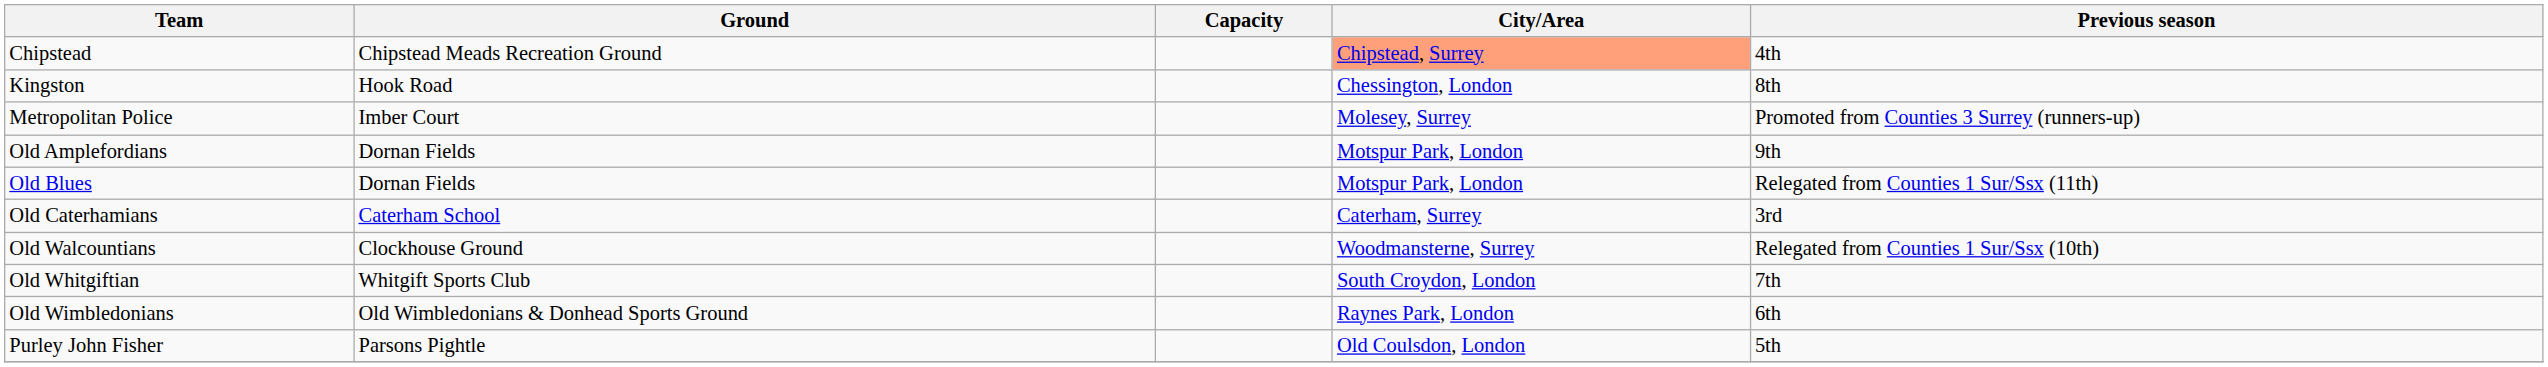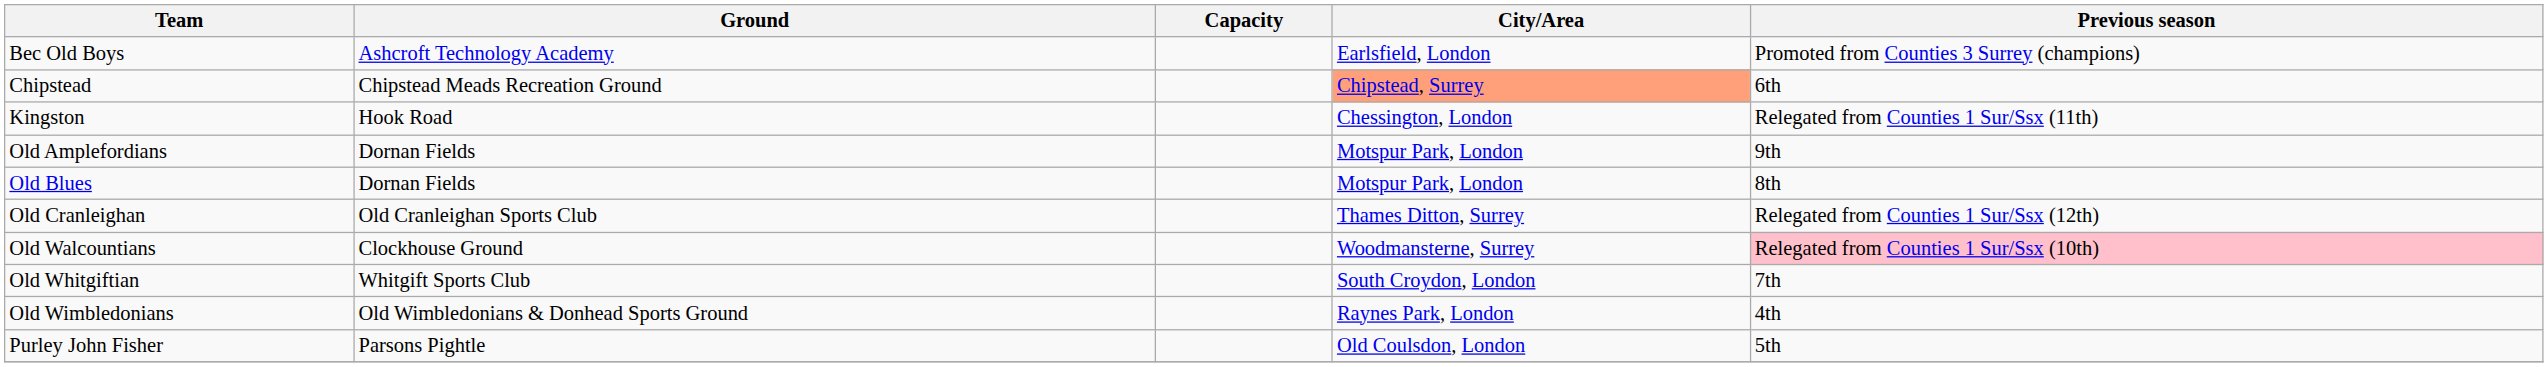+ row: (67, 53)
(1768, 53) 4th -> (1768, 85) 6th
(1768, 85) 8th -> (1927, 118) Relegated from Counties 1 Sur/Ssx (11th)
- row: (91, 118)
(1927, 183) Relegated from Counties 1 Sur/Ssx (11th) -> (1768, 183) 8th
- row: (84, 215)
+ row: (77, 215)
(1927, 248) no background -> (1927, 248) pink background
(1768, 313) 6th -> (1768, 313) 4th
